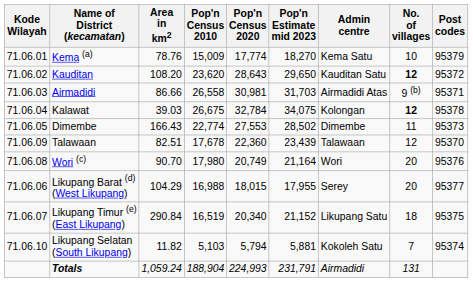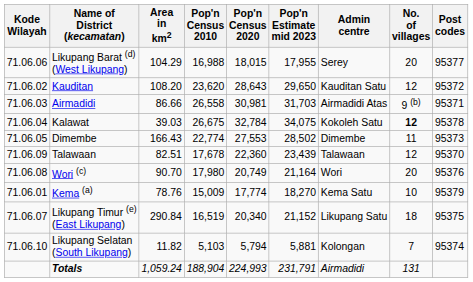rows swapped: (72, 56) <-> (94, 186)
(411, 74) bold -> (411, 86) normal
(343, 110) Kolongan -> (352, 122) Kokoleh Satu
(352, 247) Kokoleh Satu -> (343, 247) Kolongan
